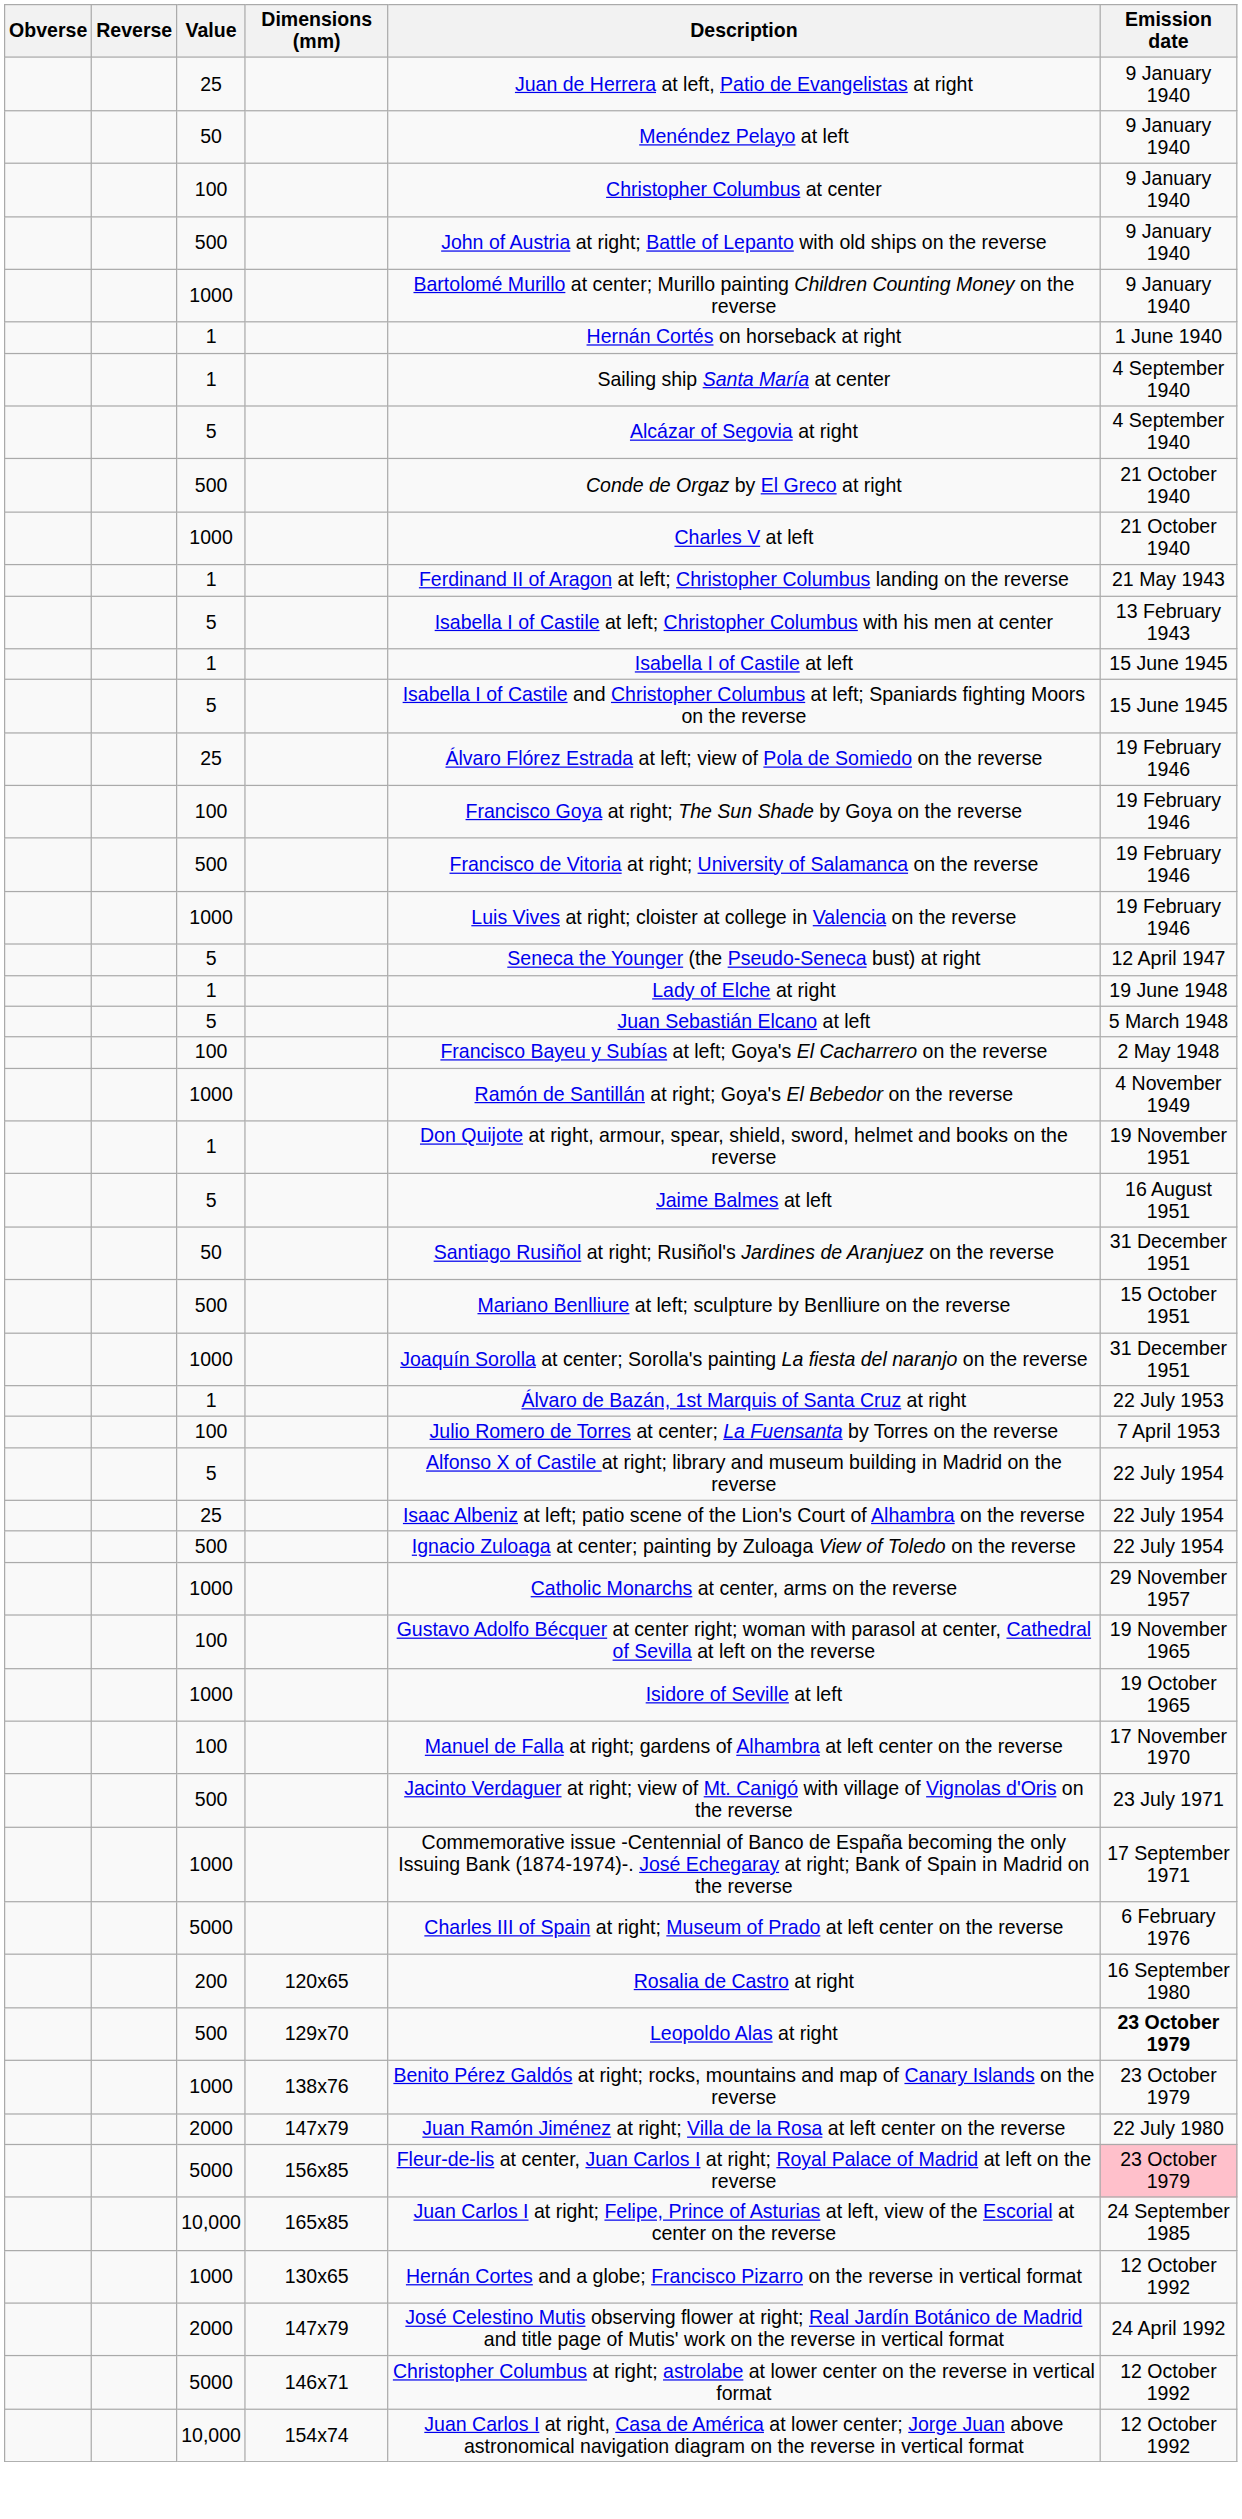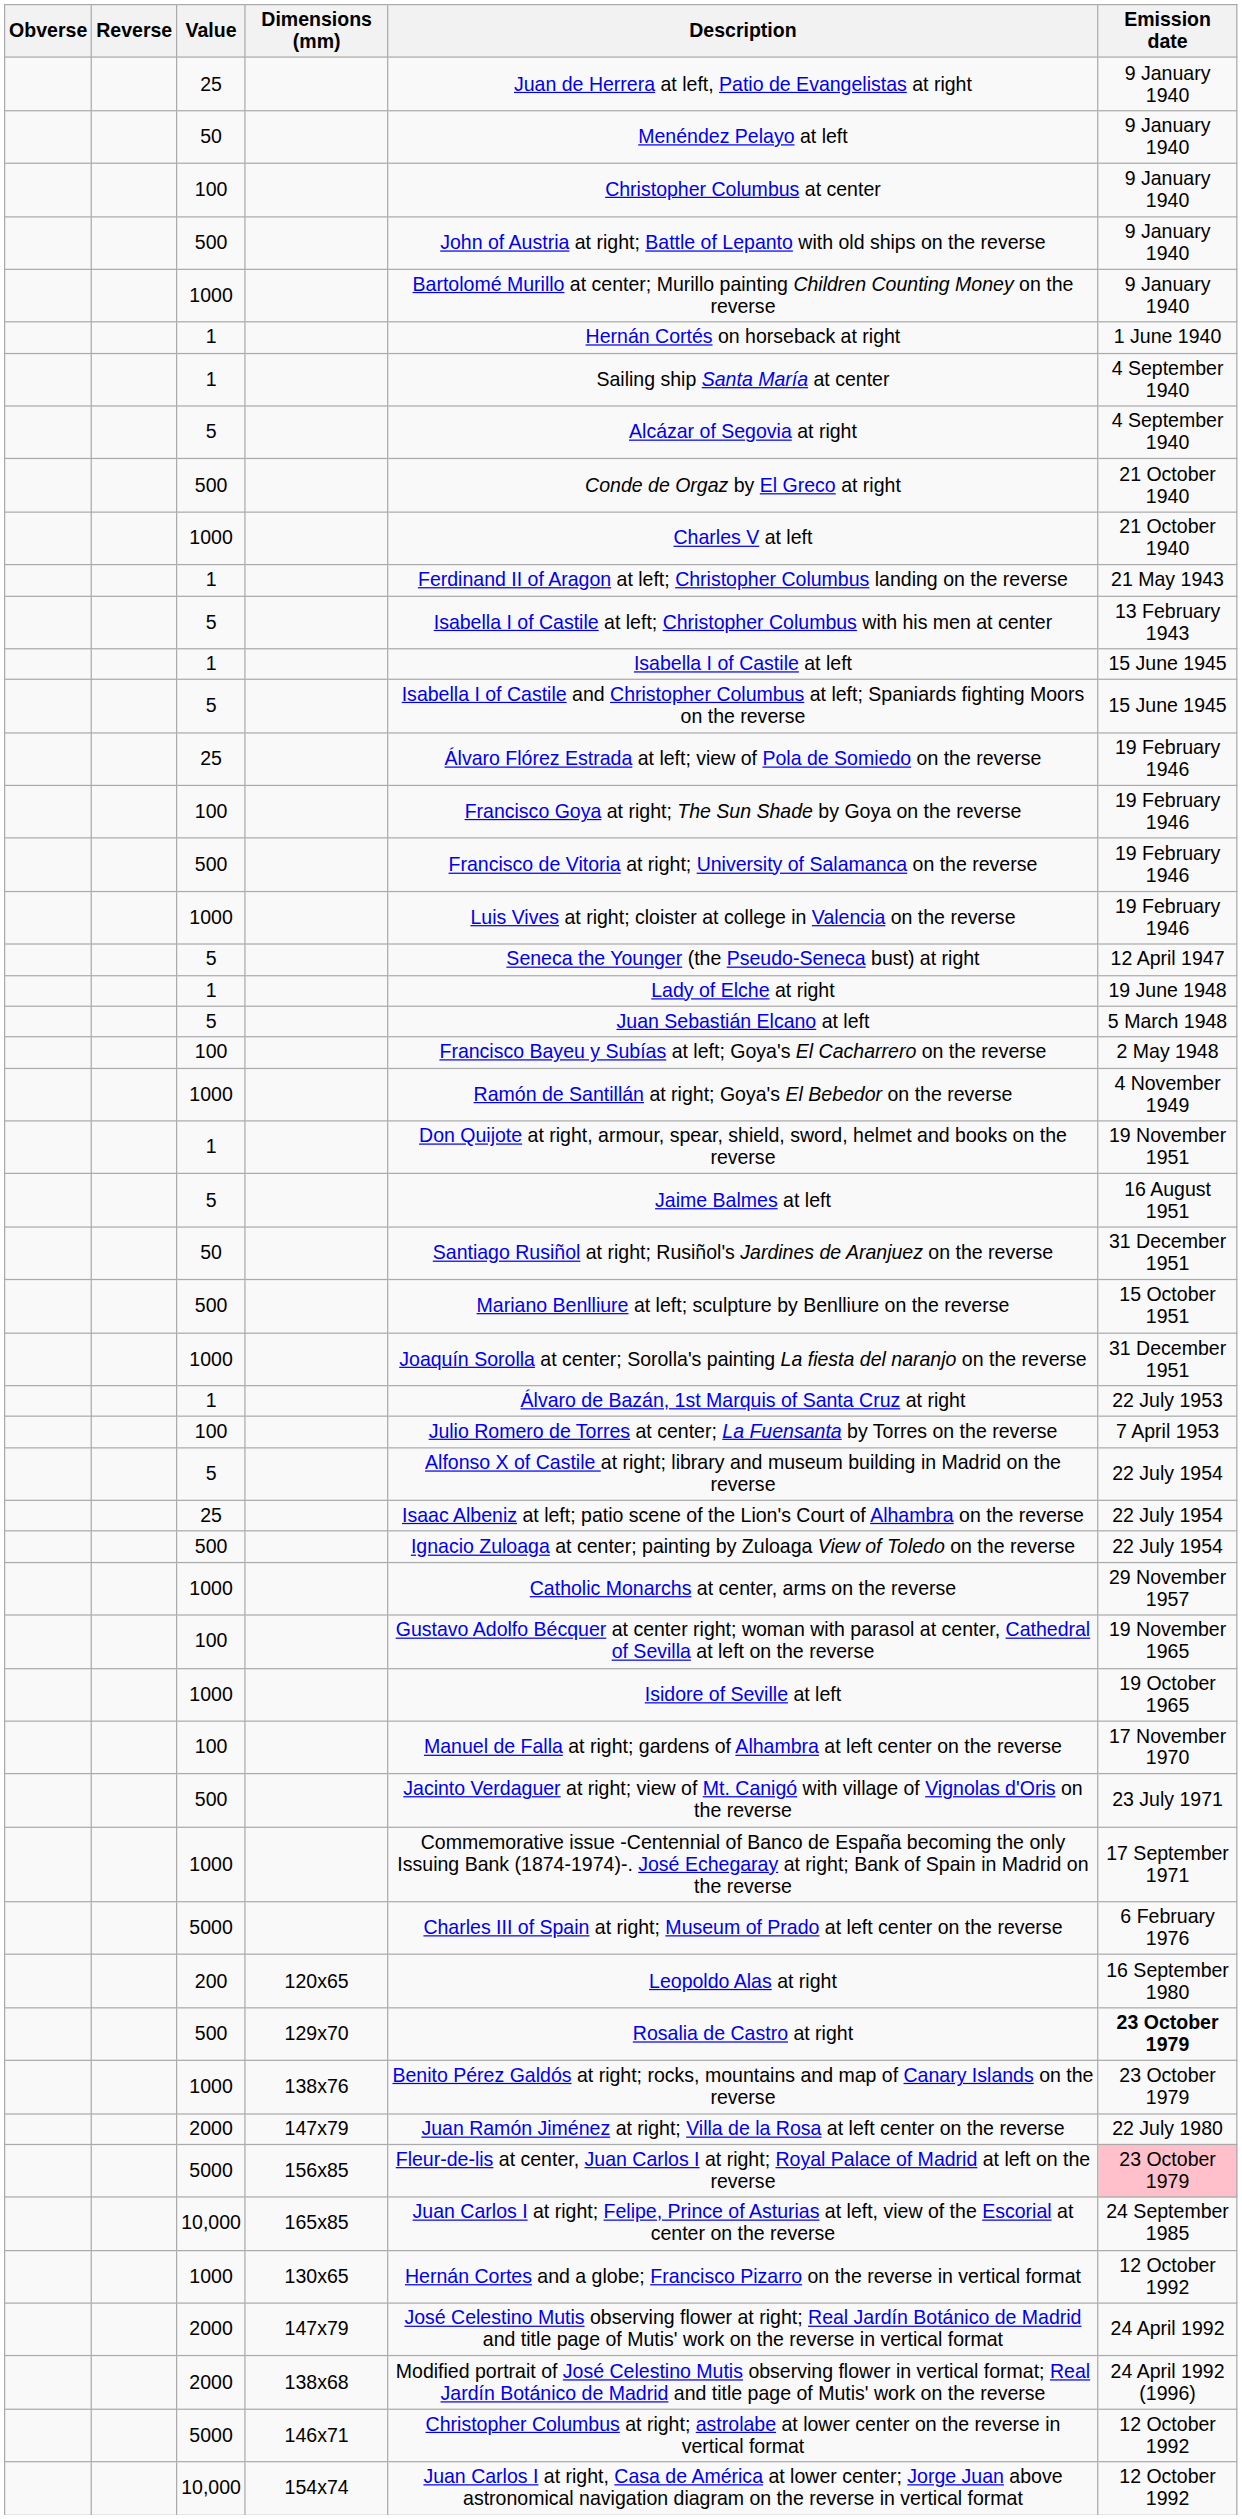(744, 1980) Rosalia de Castro at right -> (743, 1980) Leopoldo Alas at right
(744, 2033) Leopoldo Alas at right -> (743, 2033) Rosalia de Castro at right
+ row: (211, 2382)
